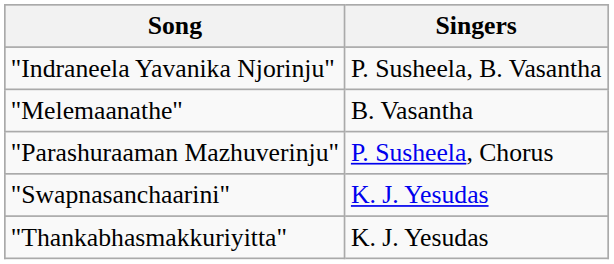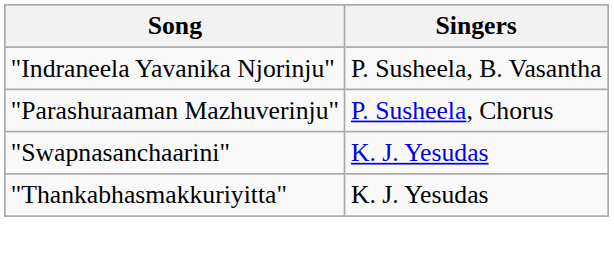- row: (97, 110)
